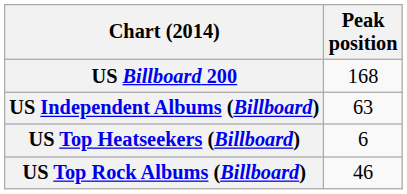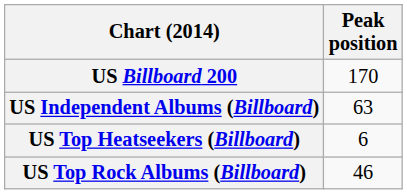(363, 75) 168 -> (363, 75) 170
